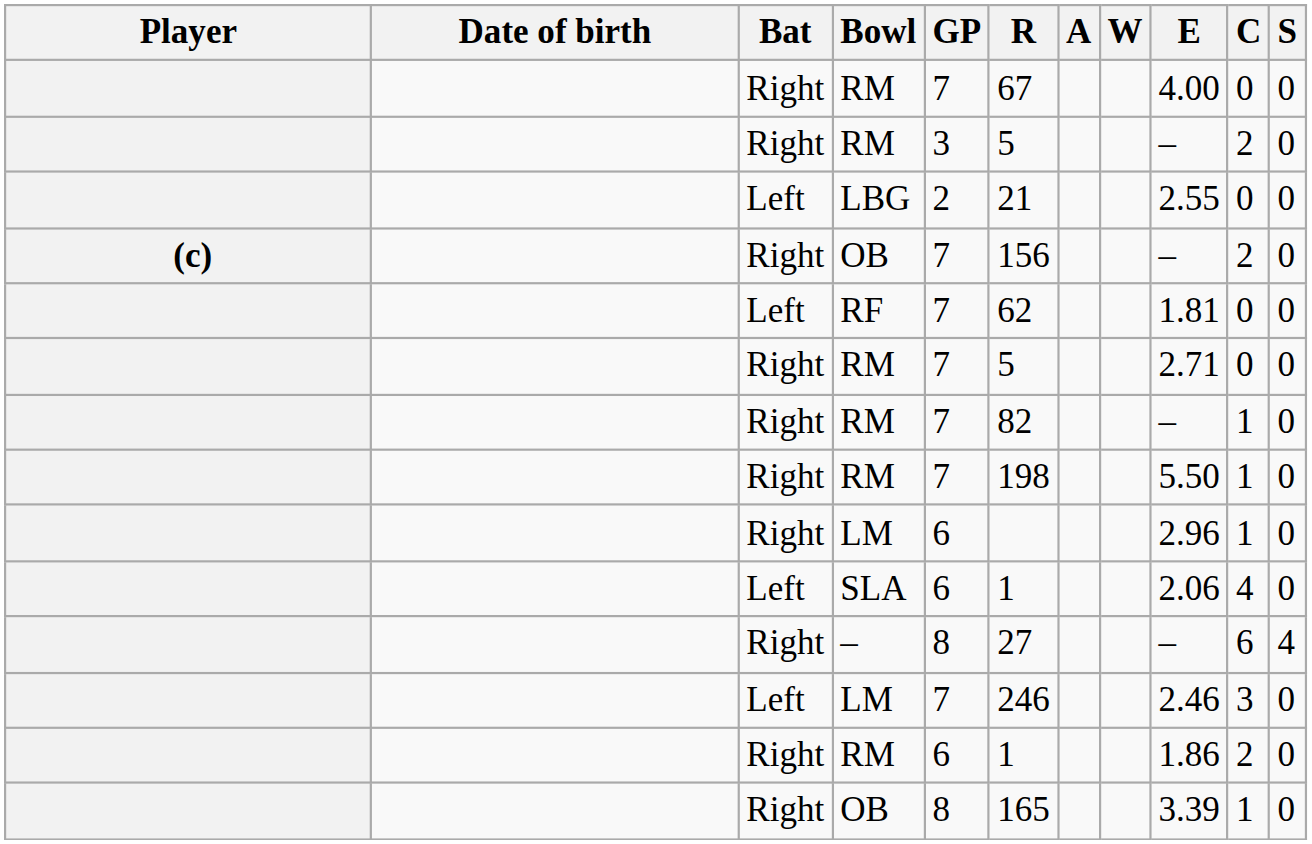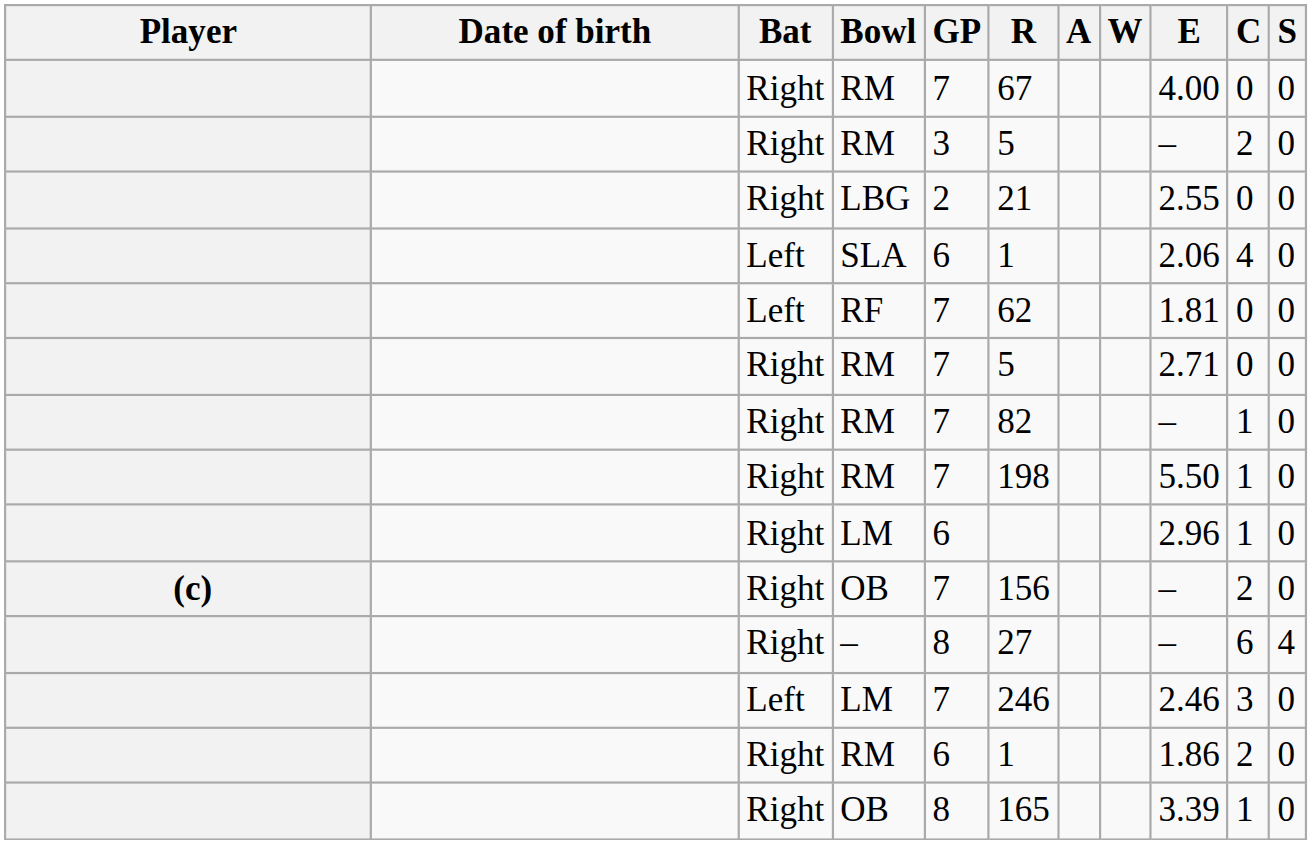(775, 198) Left -> (785, 198) Right
rows swapped: (188, 254) <-> (188, 589)
